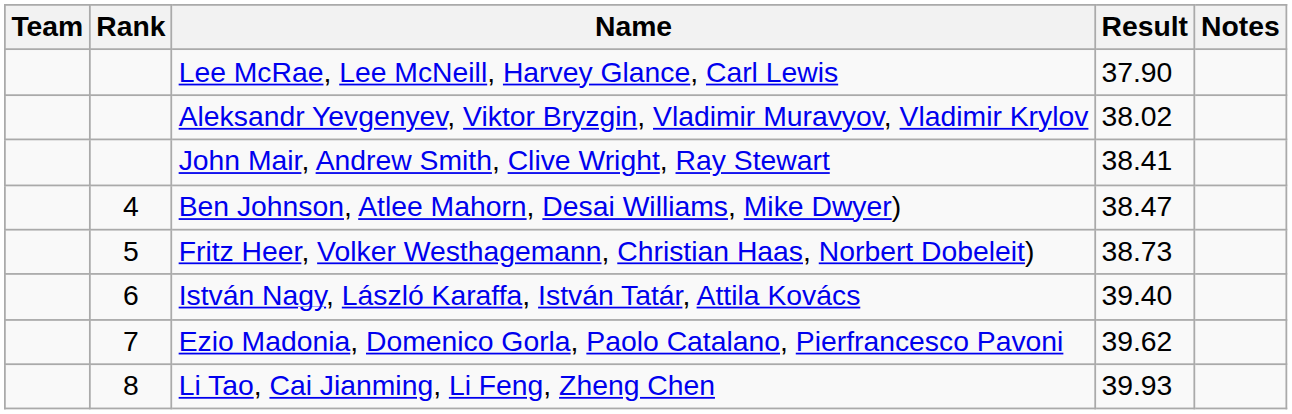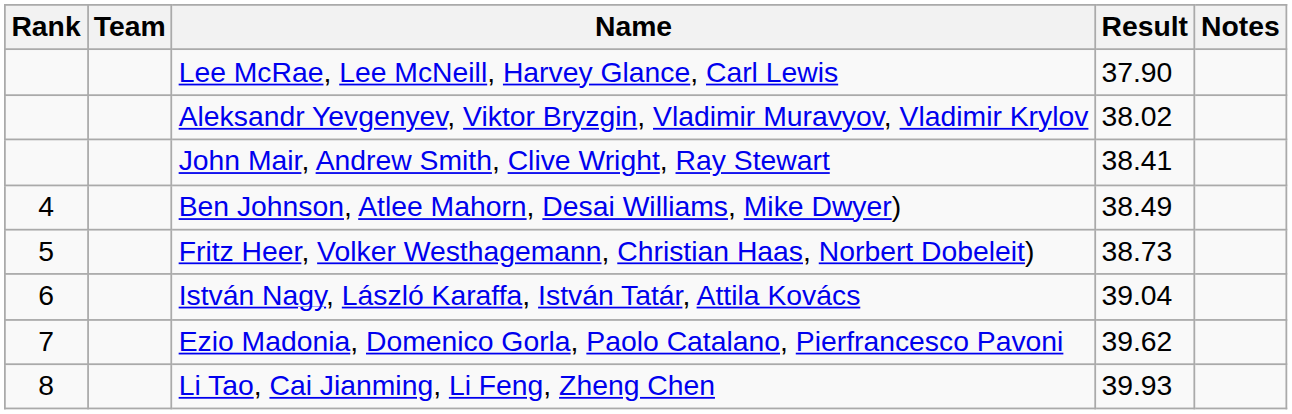columns swapped: (131, 26) <-> (47, 26)
(1137, 206) 38.47 -> (1137, 206) 38.49
(1137, 296) 39.40 -> (1137, 296) 39.04
